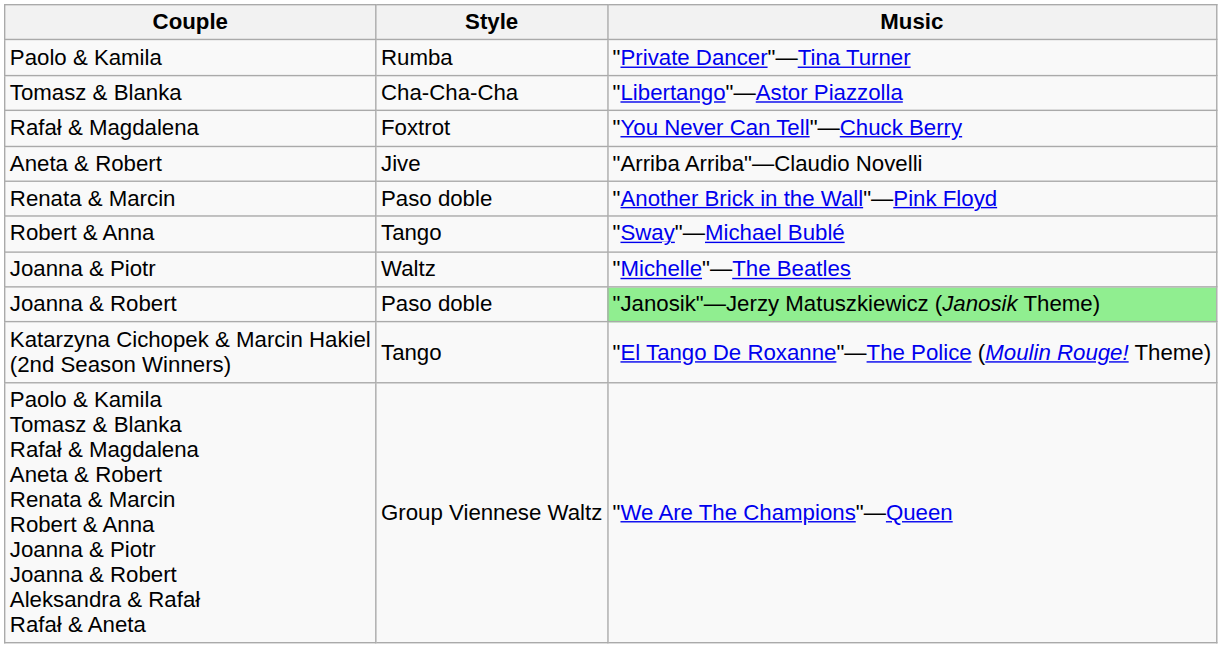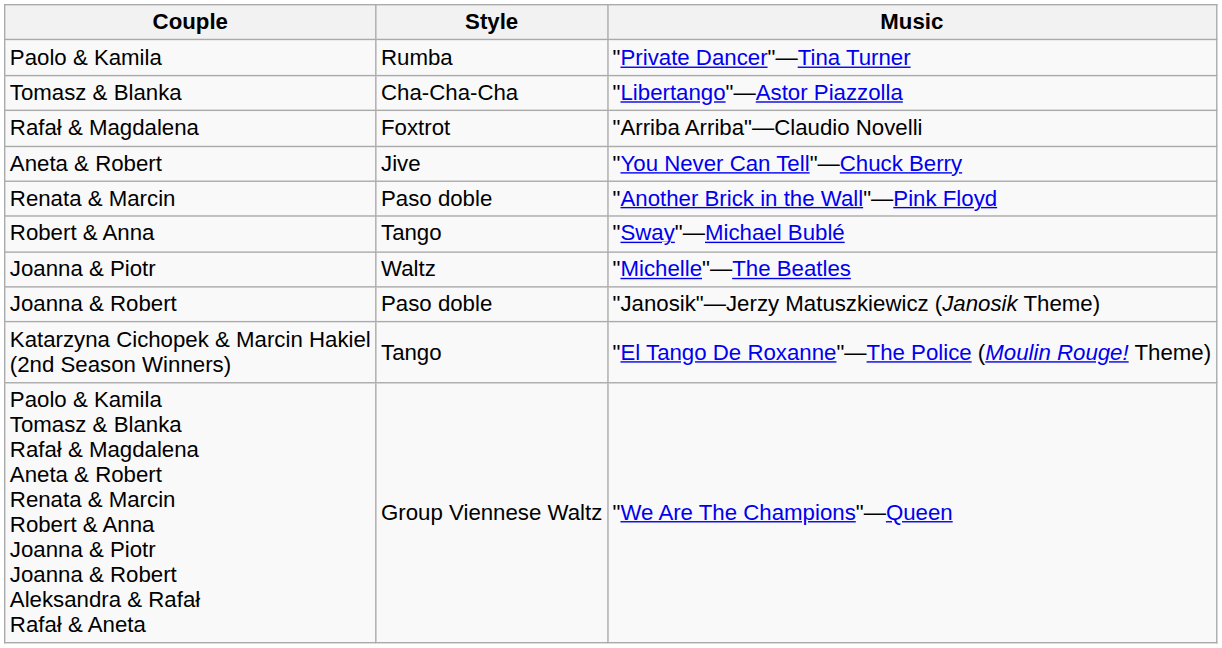(787, 127) "You Never Can Tell"—Chuck Berry -> (768, 127) "Arriba Arriba"—Claudio Novelli
(768, 163) "Arriba Arriba"—Claudio Novelli -> (787, 163) "You Never Can Tell"—Chuck Berry
(856, 304) lightgreen background -> (856, 304) no background
